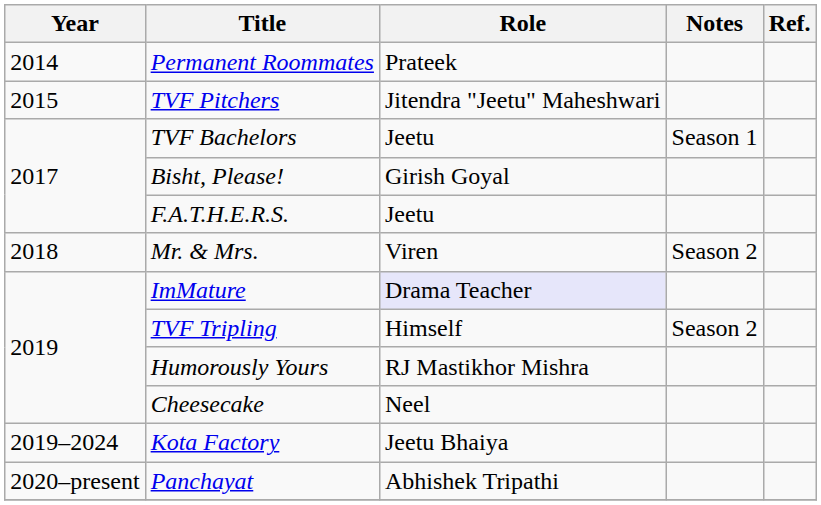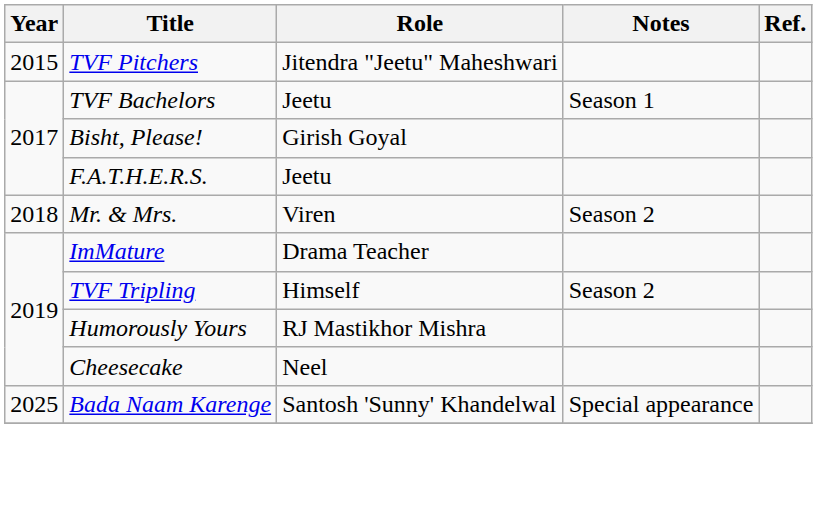- row: (262, 61)
(458, 289) lavender background -> (355, 251) no background
- row: (215, 442)
- row: (202, 480)
+ row: (170, 404)
